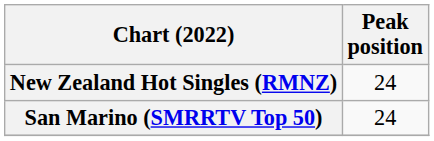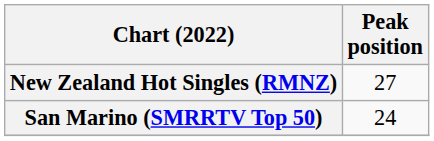(385, 82) 24 -> (385, 82) 27
